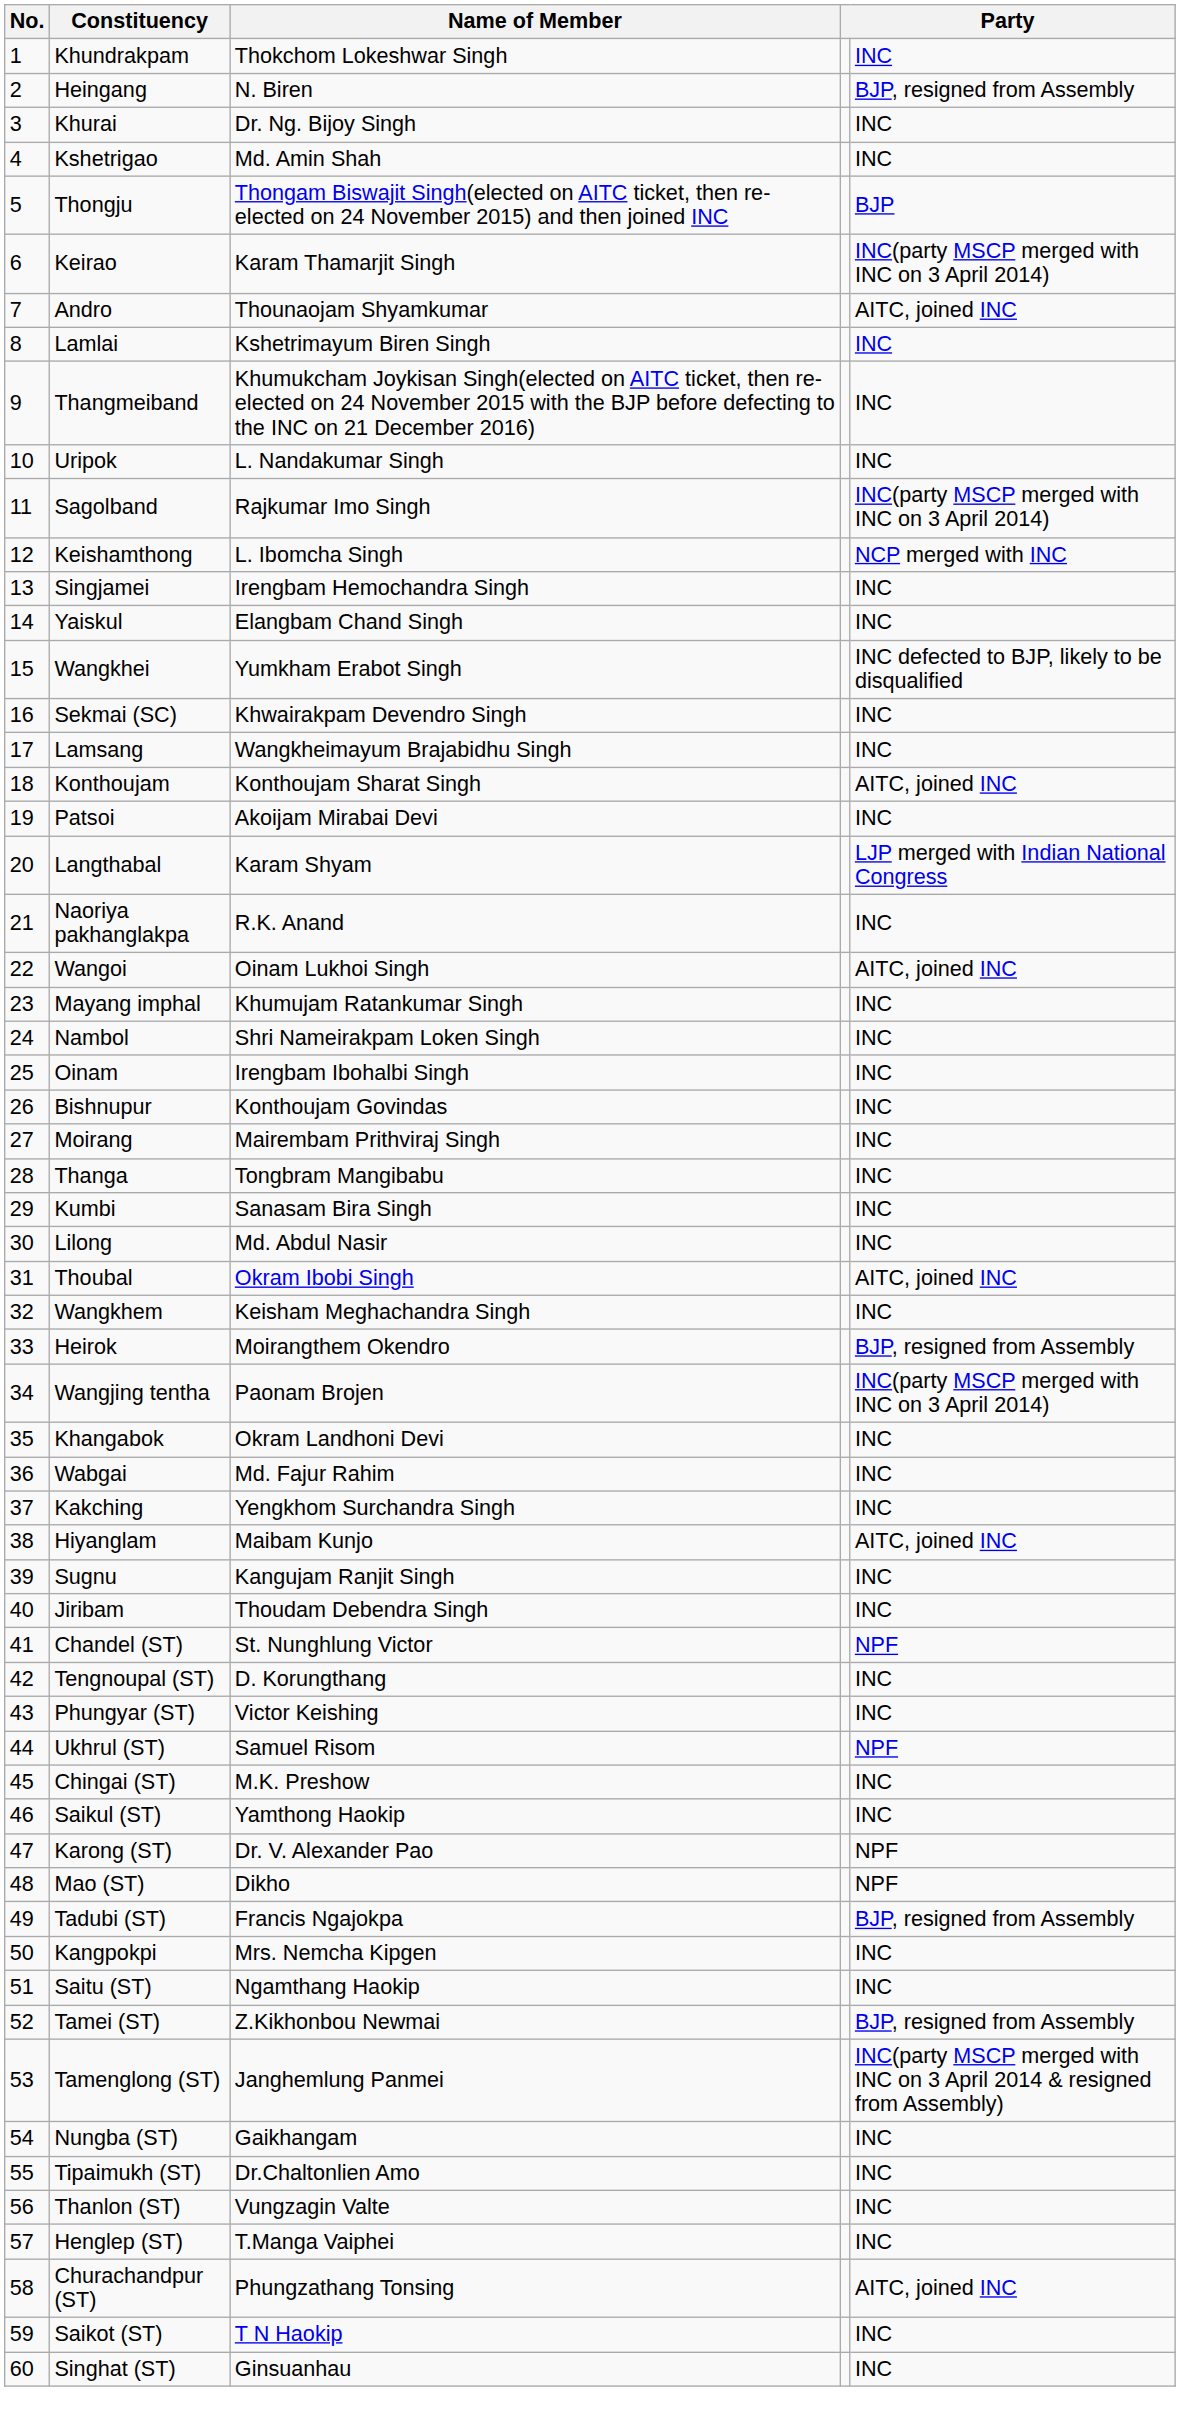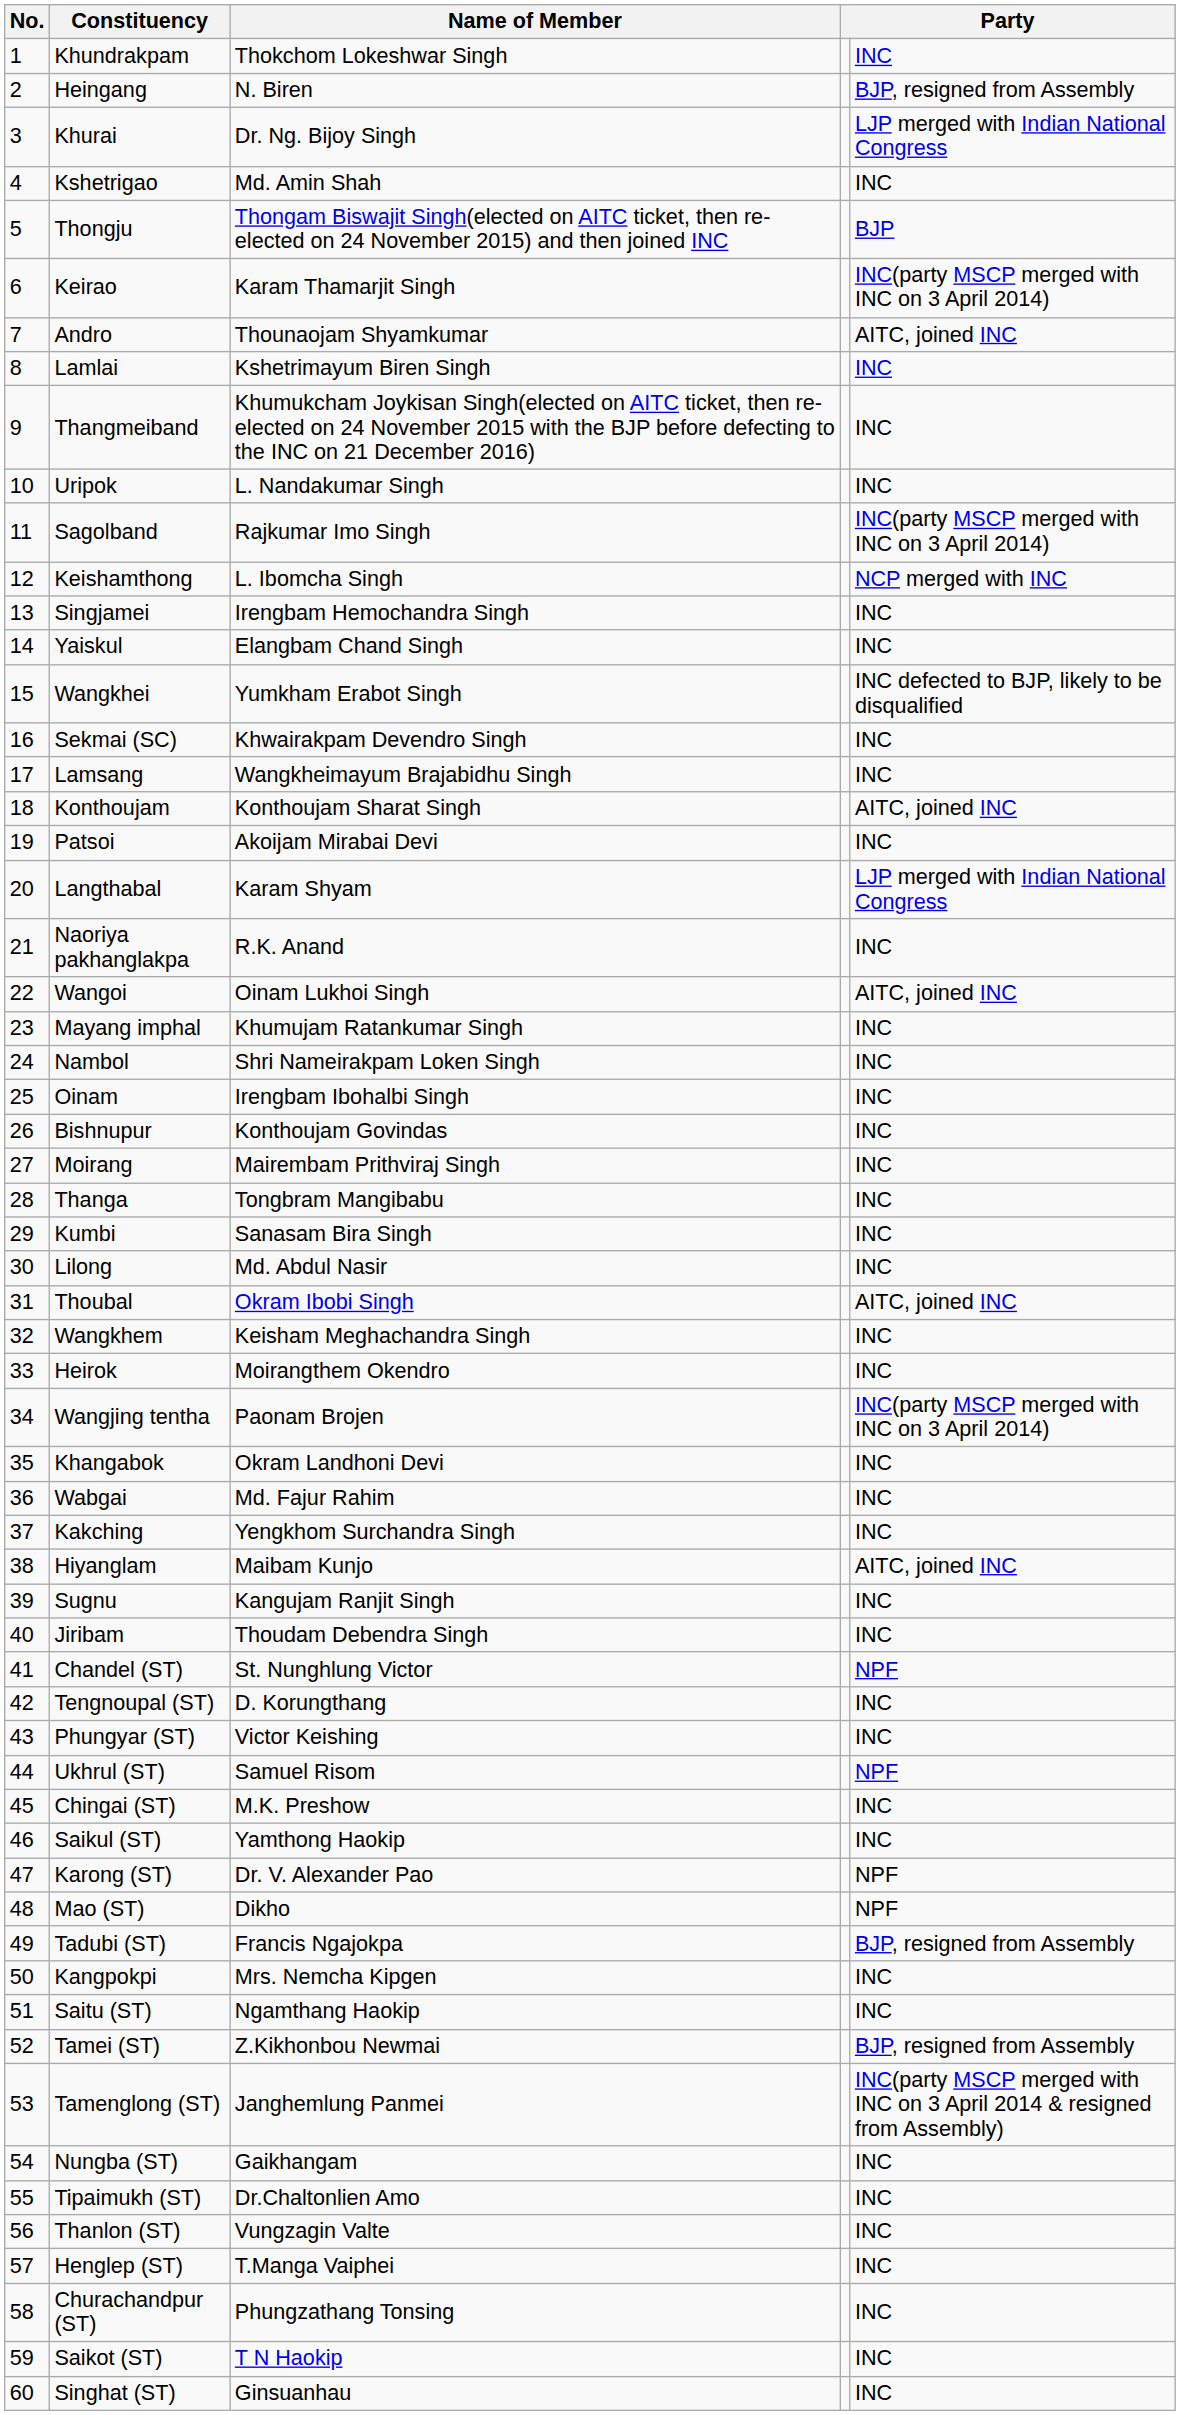(873, 124) INC -> (1010, 136) LJP merged with Indian National Congress
(995, 1346) BJP, resigned from Assembly -> (873, 1370) INC
(936, 2287) AITC, joined INC -> (873, 2312) INC
